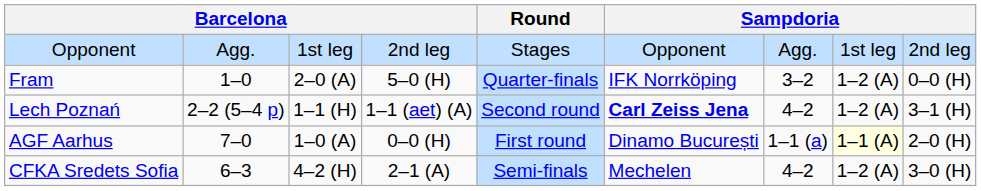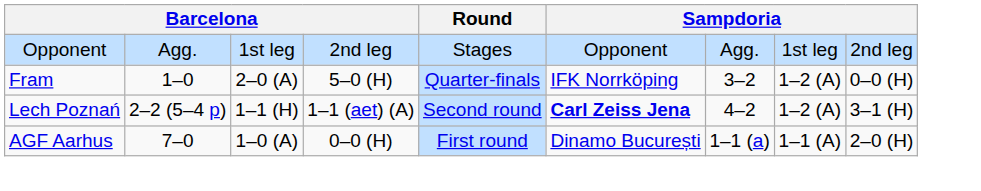(868, 140) lightyellow background -> (810, 140) no background
- row: (94, 170)
